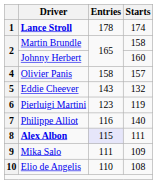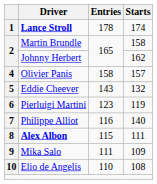(138, 58) 160 -> (138, 58) 162
(106, 136) lavender background -> (106, 136) no background
